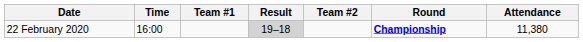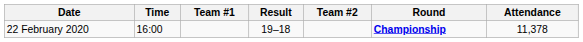(276, 29) lightgrey background -> (276, 29) no background
(532, 29) 11,380 -> (532, 29) 11,378
